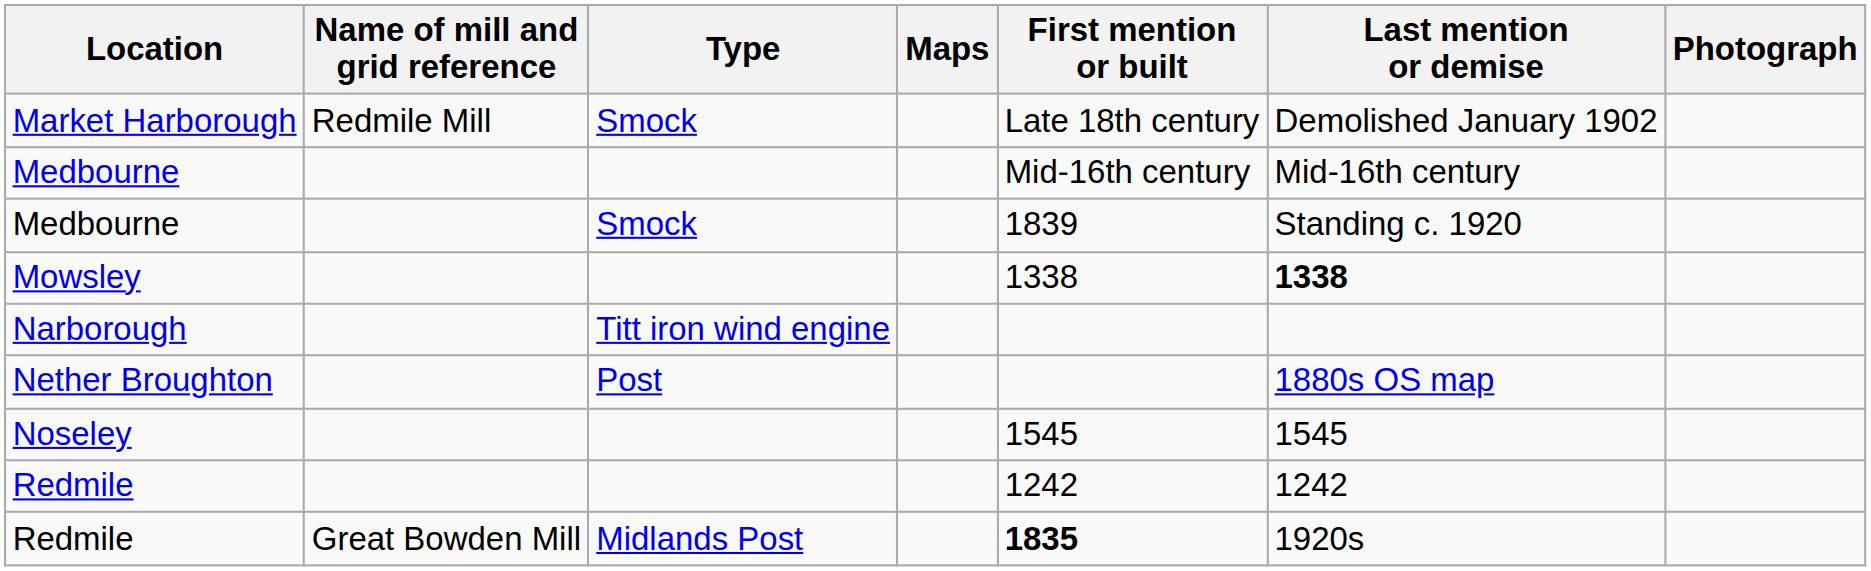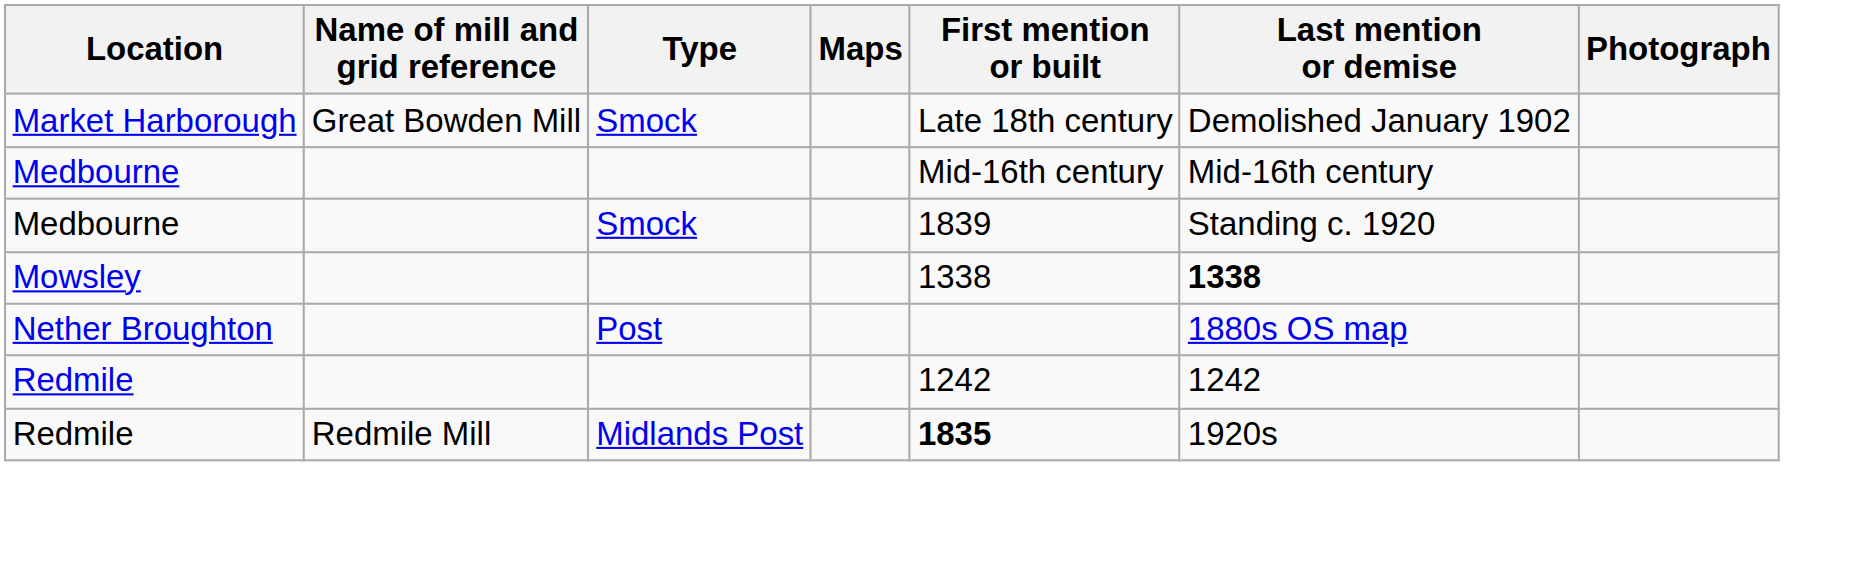(402, 119) Redmile Mill -> (446, 119) Great Bowden Mill
- row: (100, 329)
- row: (72, 433)
(446, 538) Great Bowden Mill -> (402, 433) Redmile Mill
